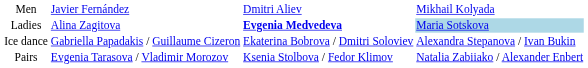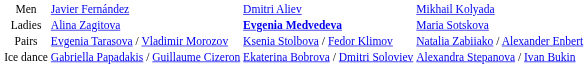(453, 25) lightblue background -> (453, 25) no background
rows swapped: (26, 57) <-> (26, 41)
